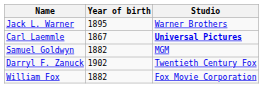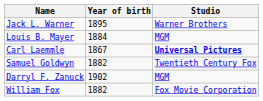+ row: (40, 37)
(162, 50) MGM -> (206, 63) Twentieth Century Fox
(206, 63) Twentieth Century Fox -> (162, 77) MGM
